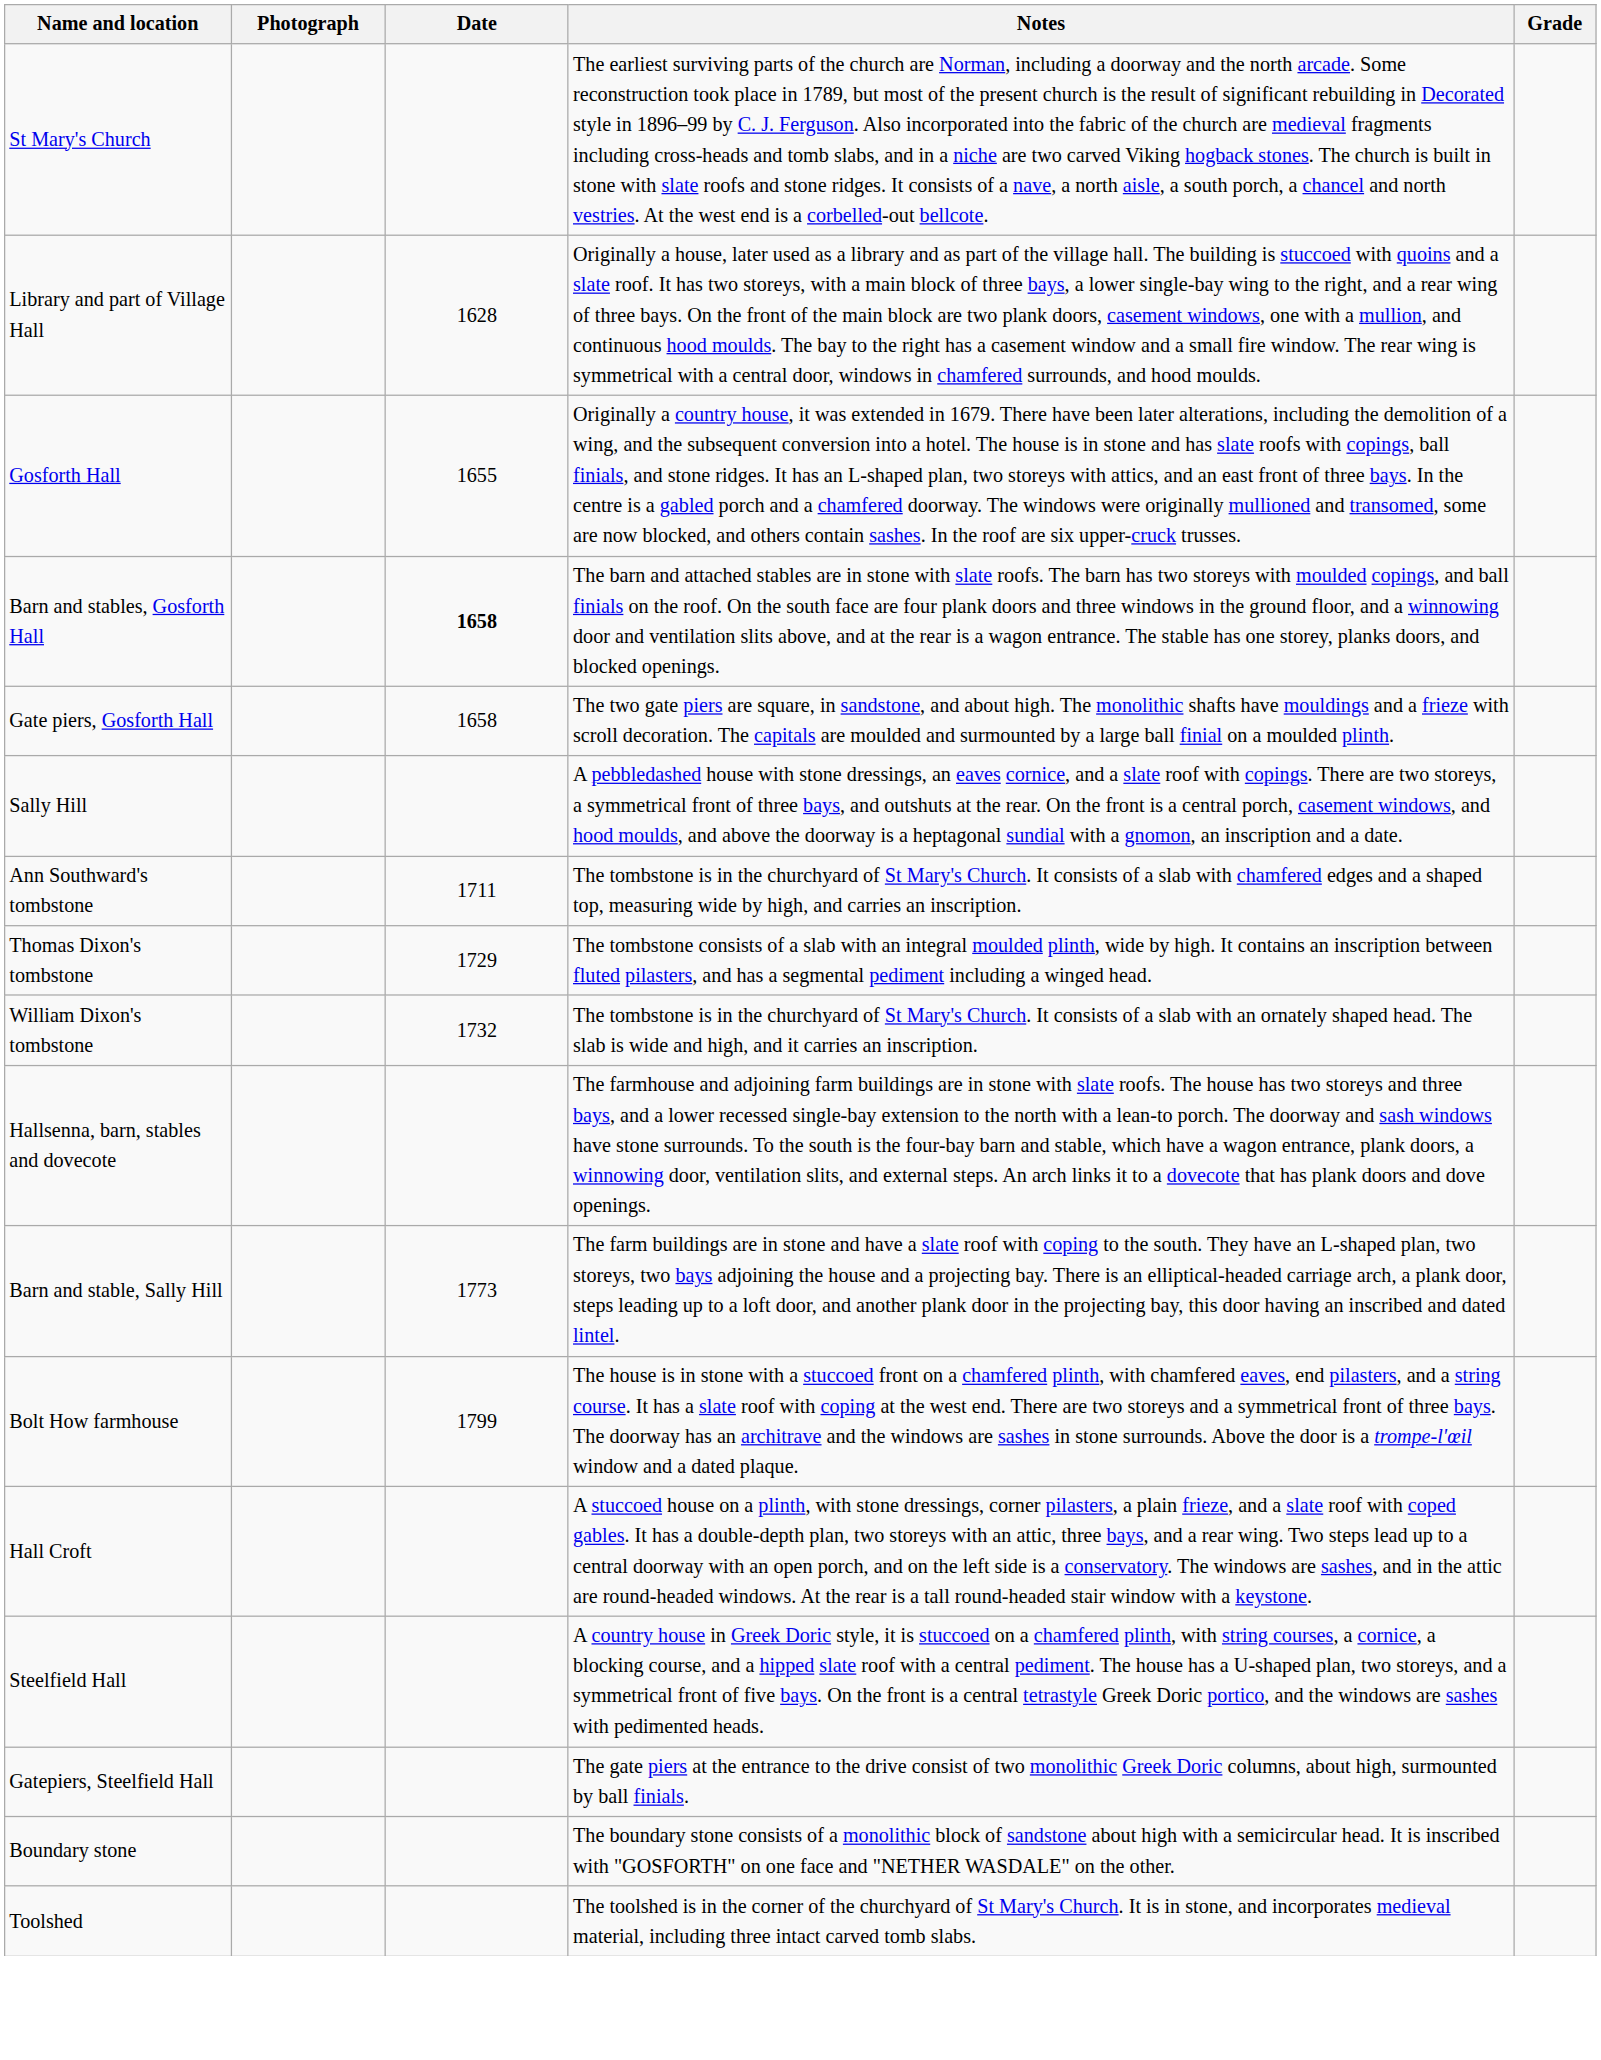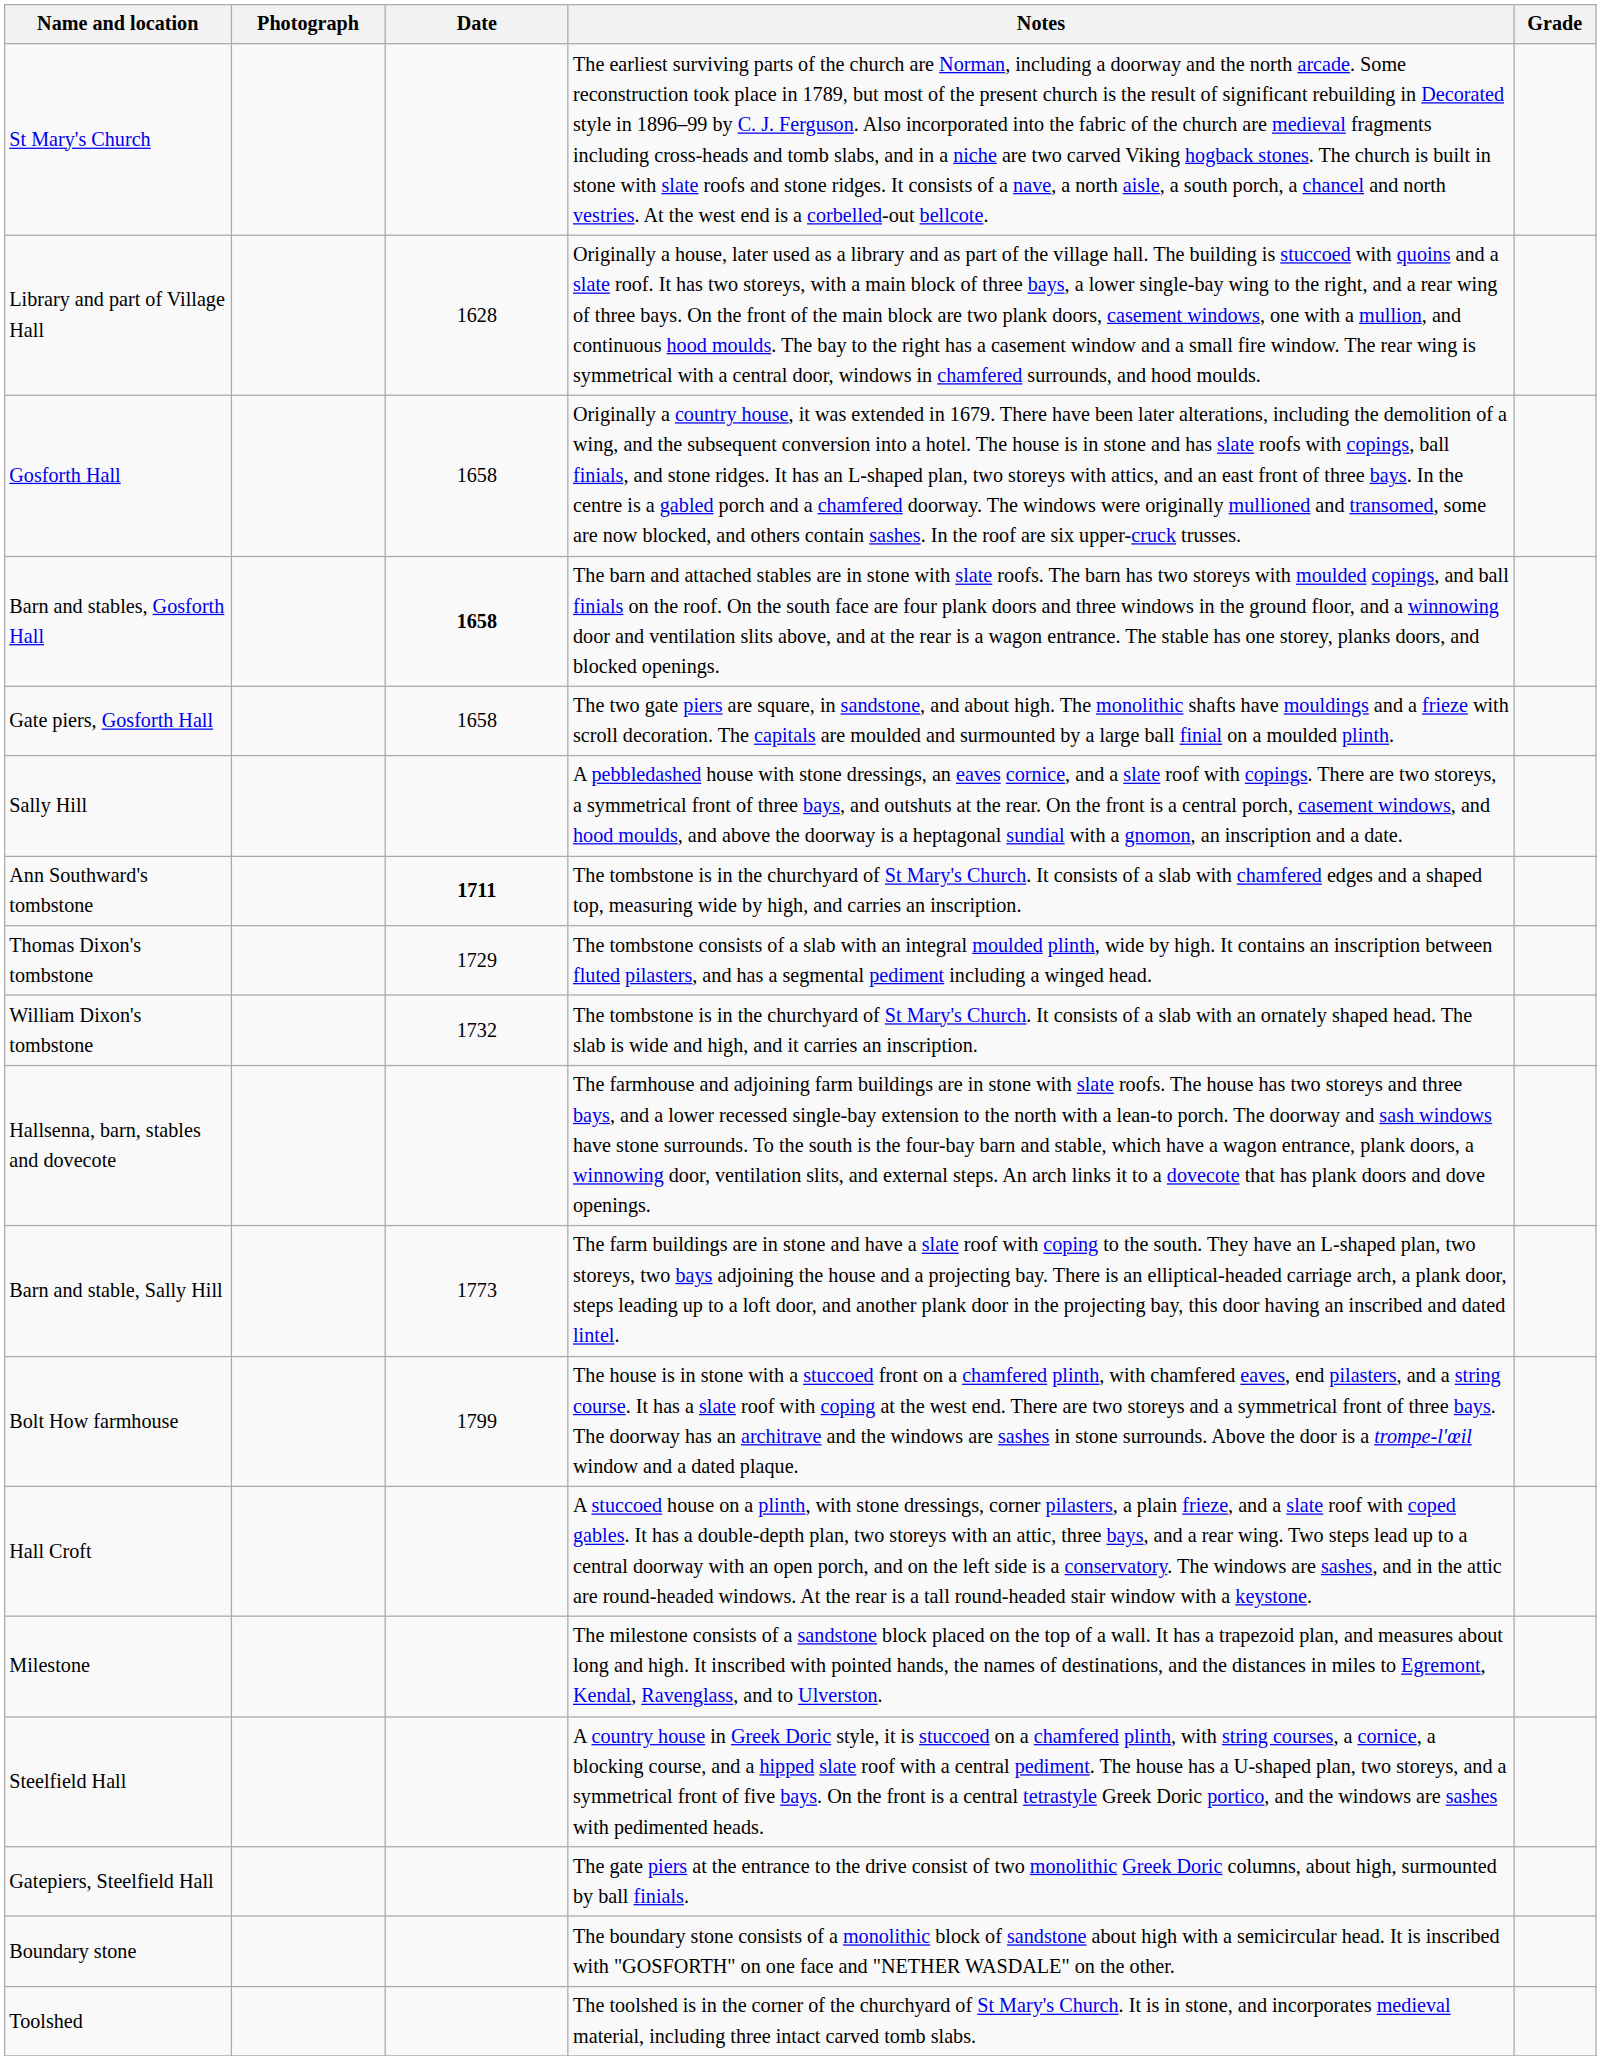(477, 475) 1655 -> (477, 475) 1658
(477, 890) normal -> (477, 890) bold
+ row: (50, 1666)
